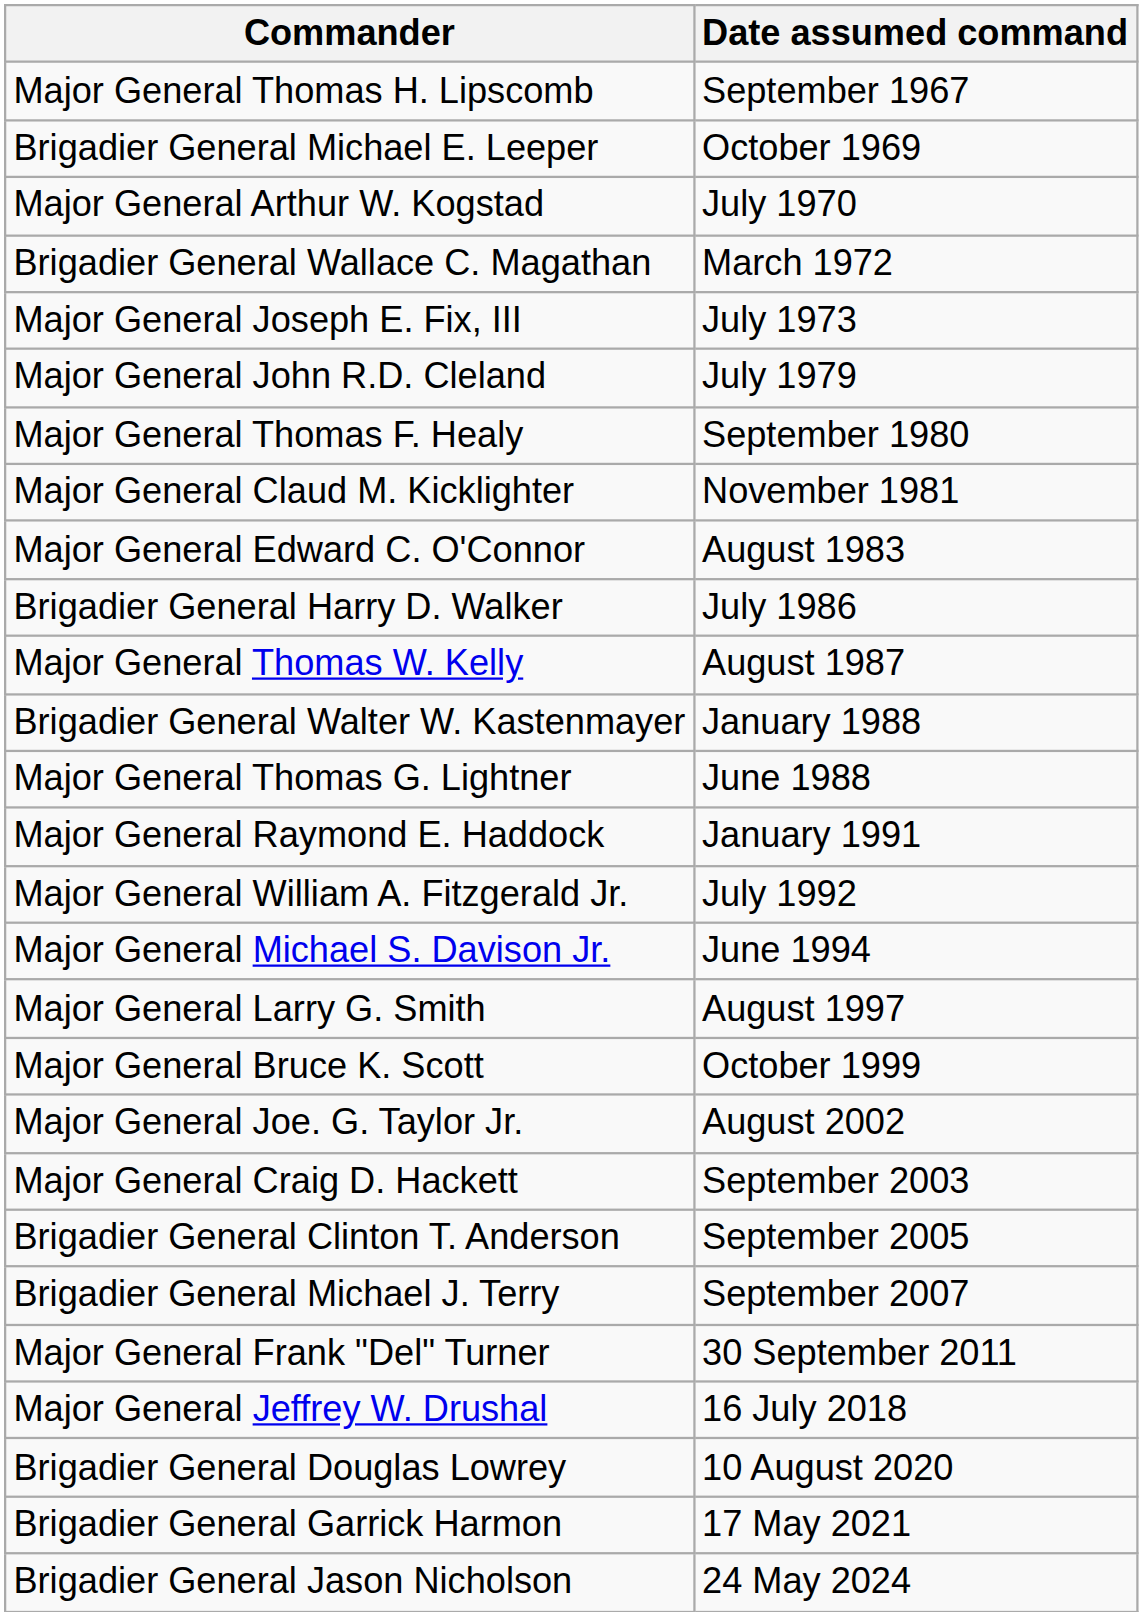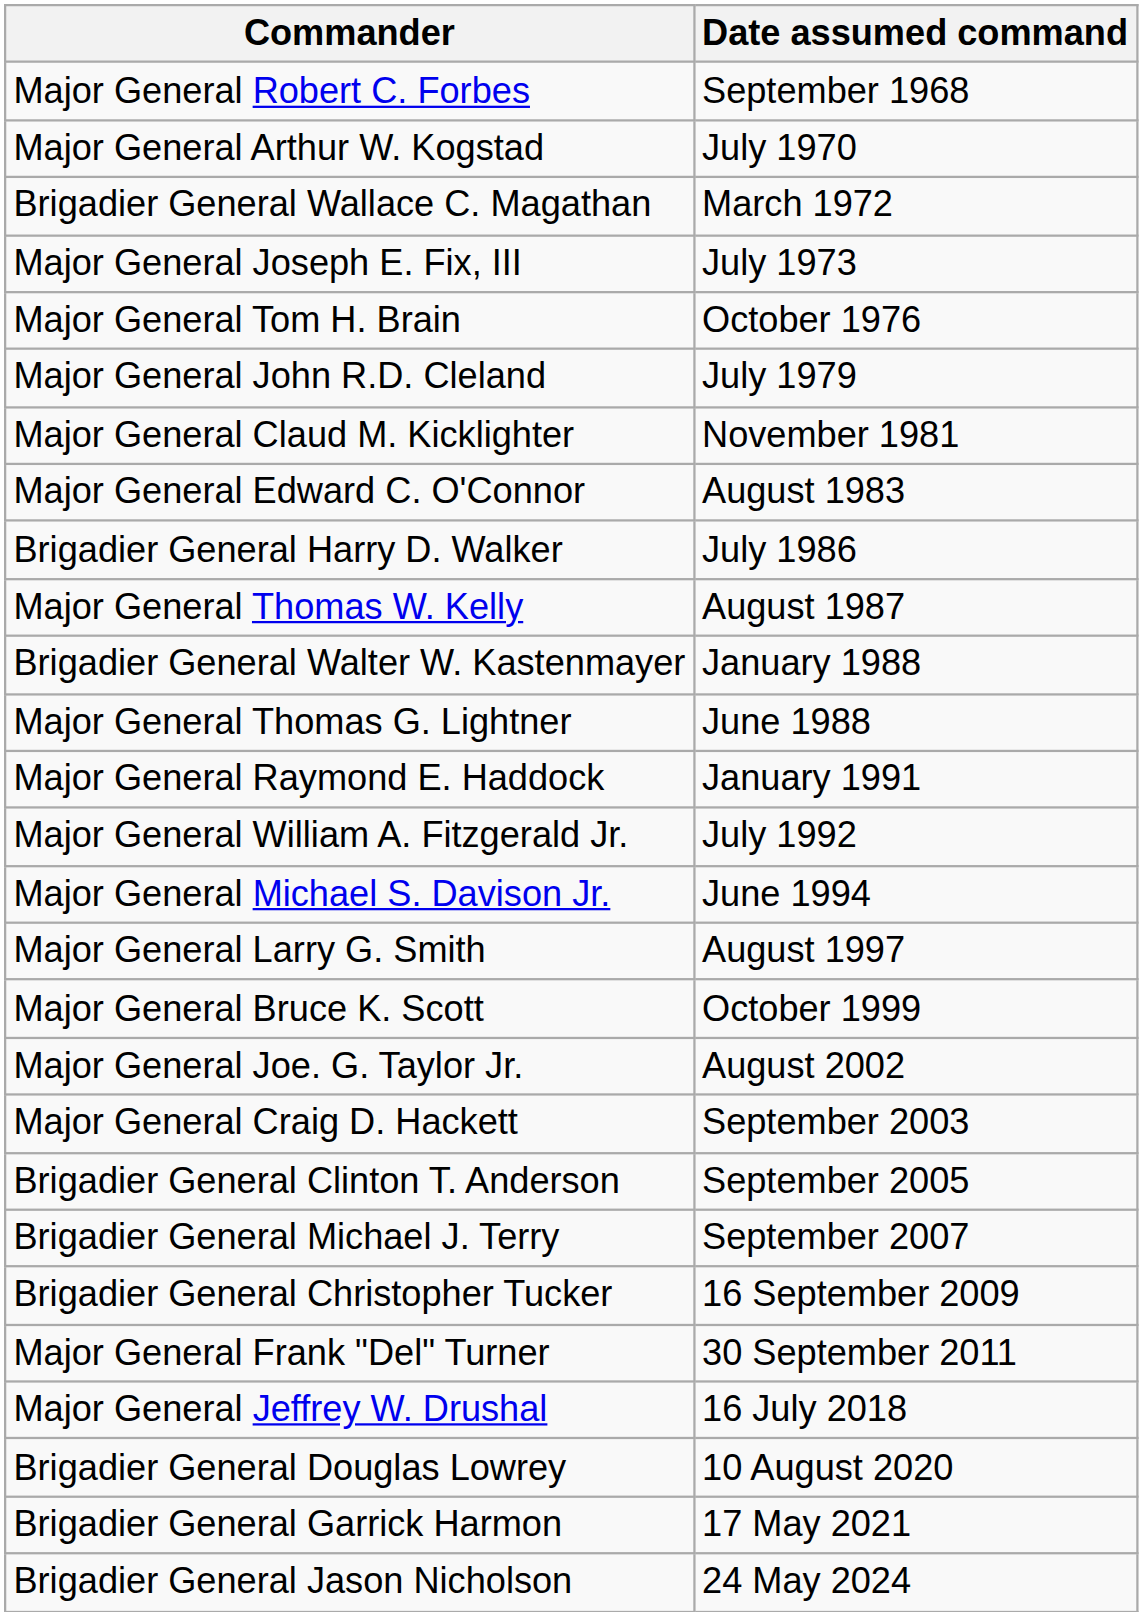- row: (304, 90)
+ row: (272, 90)
- row: (306, 147)
+ row: (237, 319)
- row: (268, 434)
+ row: (313, 1294)
